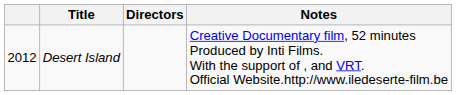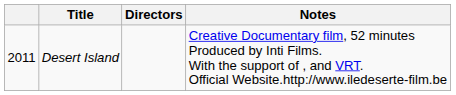(22, 57) 2012 -> (22, 57) 2011
